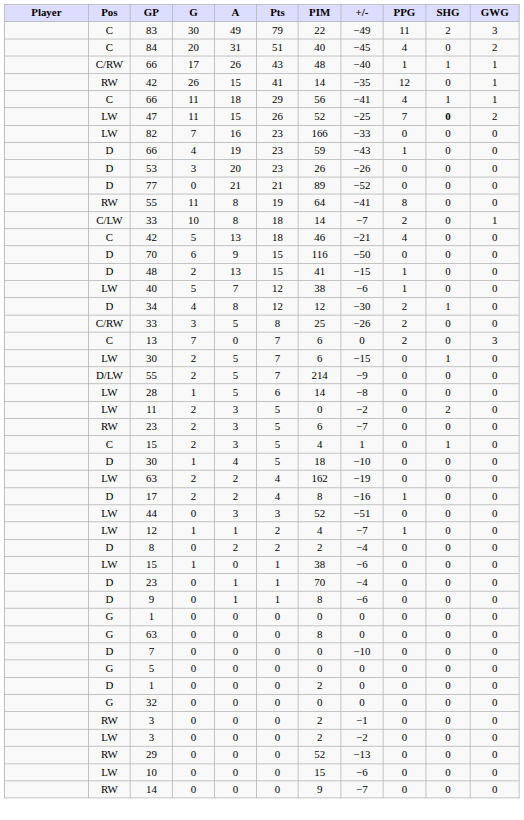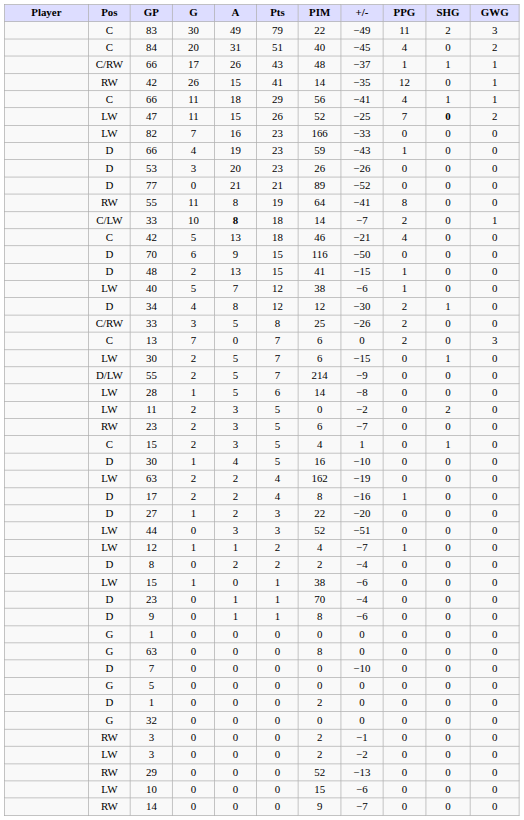(362, 64) −40 -> (362, 64) −37
(235, 220) normal -> (235, 220) bold
(320, 461) 18 -> (320, 461) 16
+ row: (109, 513)
